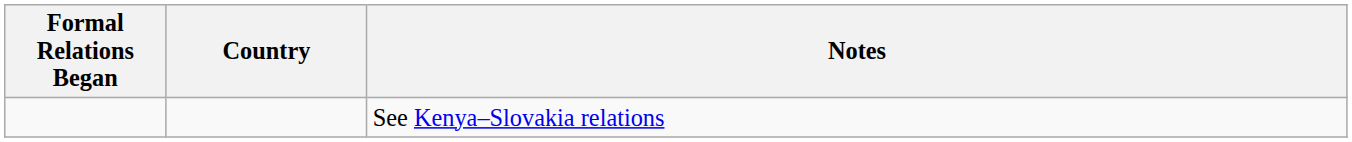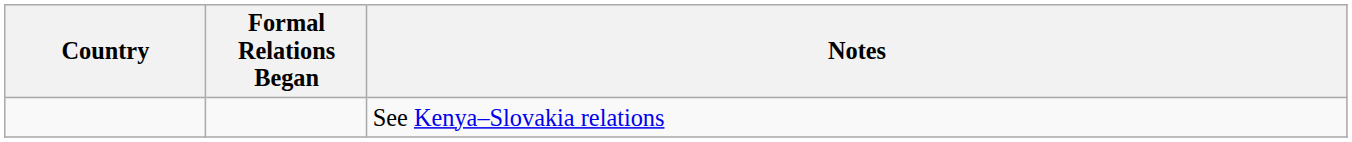columns swapped: (266, 51) <-> (85, 51)
